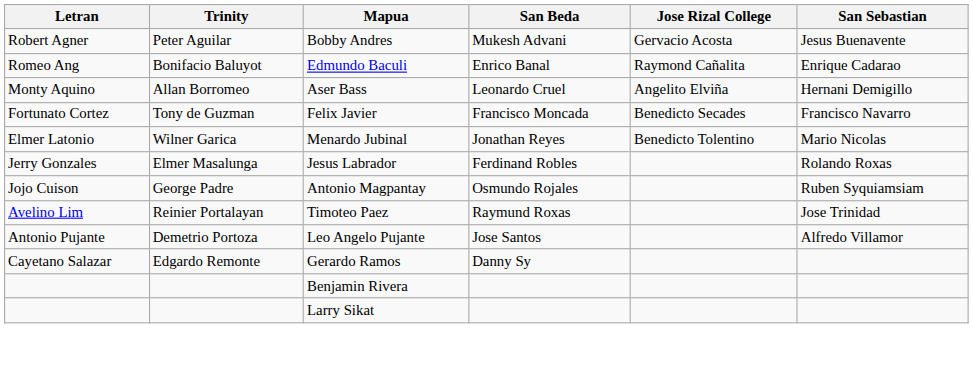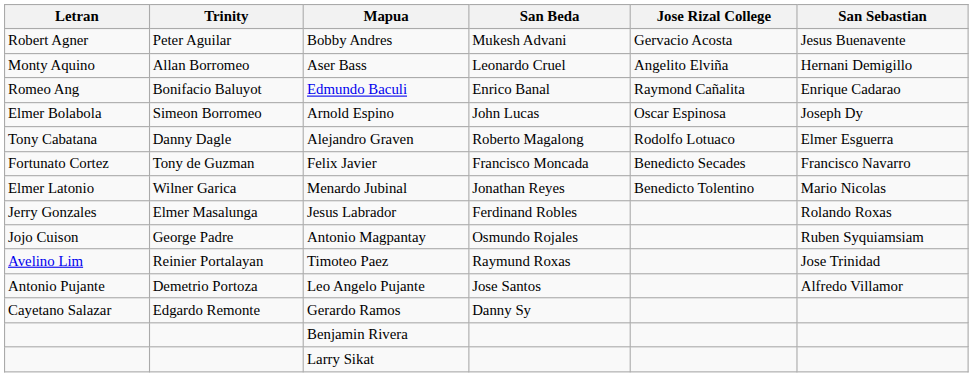rows swapped: (357, 65) <-> (337, 89)
+ row: (350, 114)
+ row: (360, 138)
